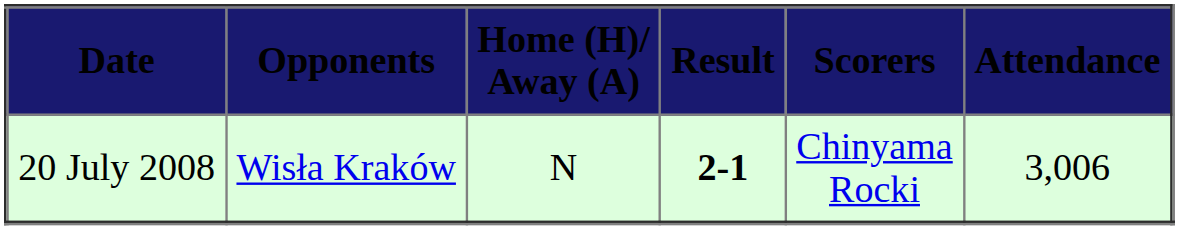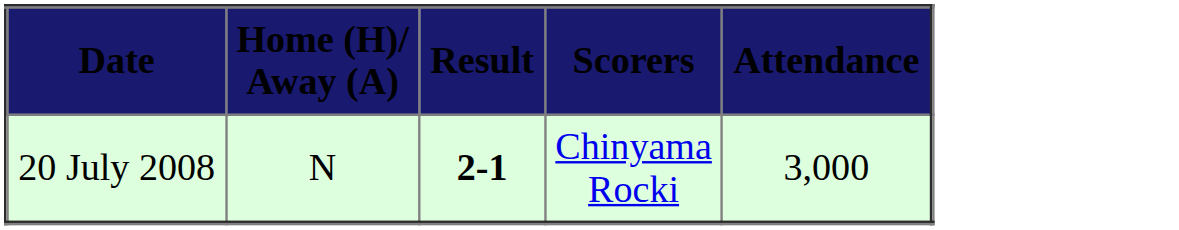- column: (346, 60)
(1067, 167) 3,006 -> (826, 167) 3,000
